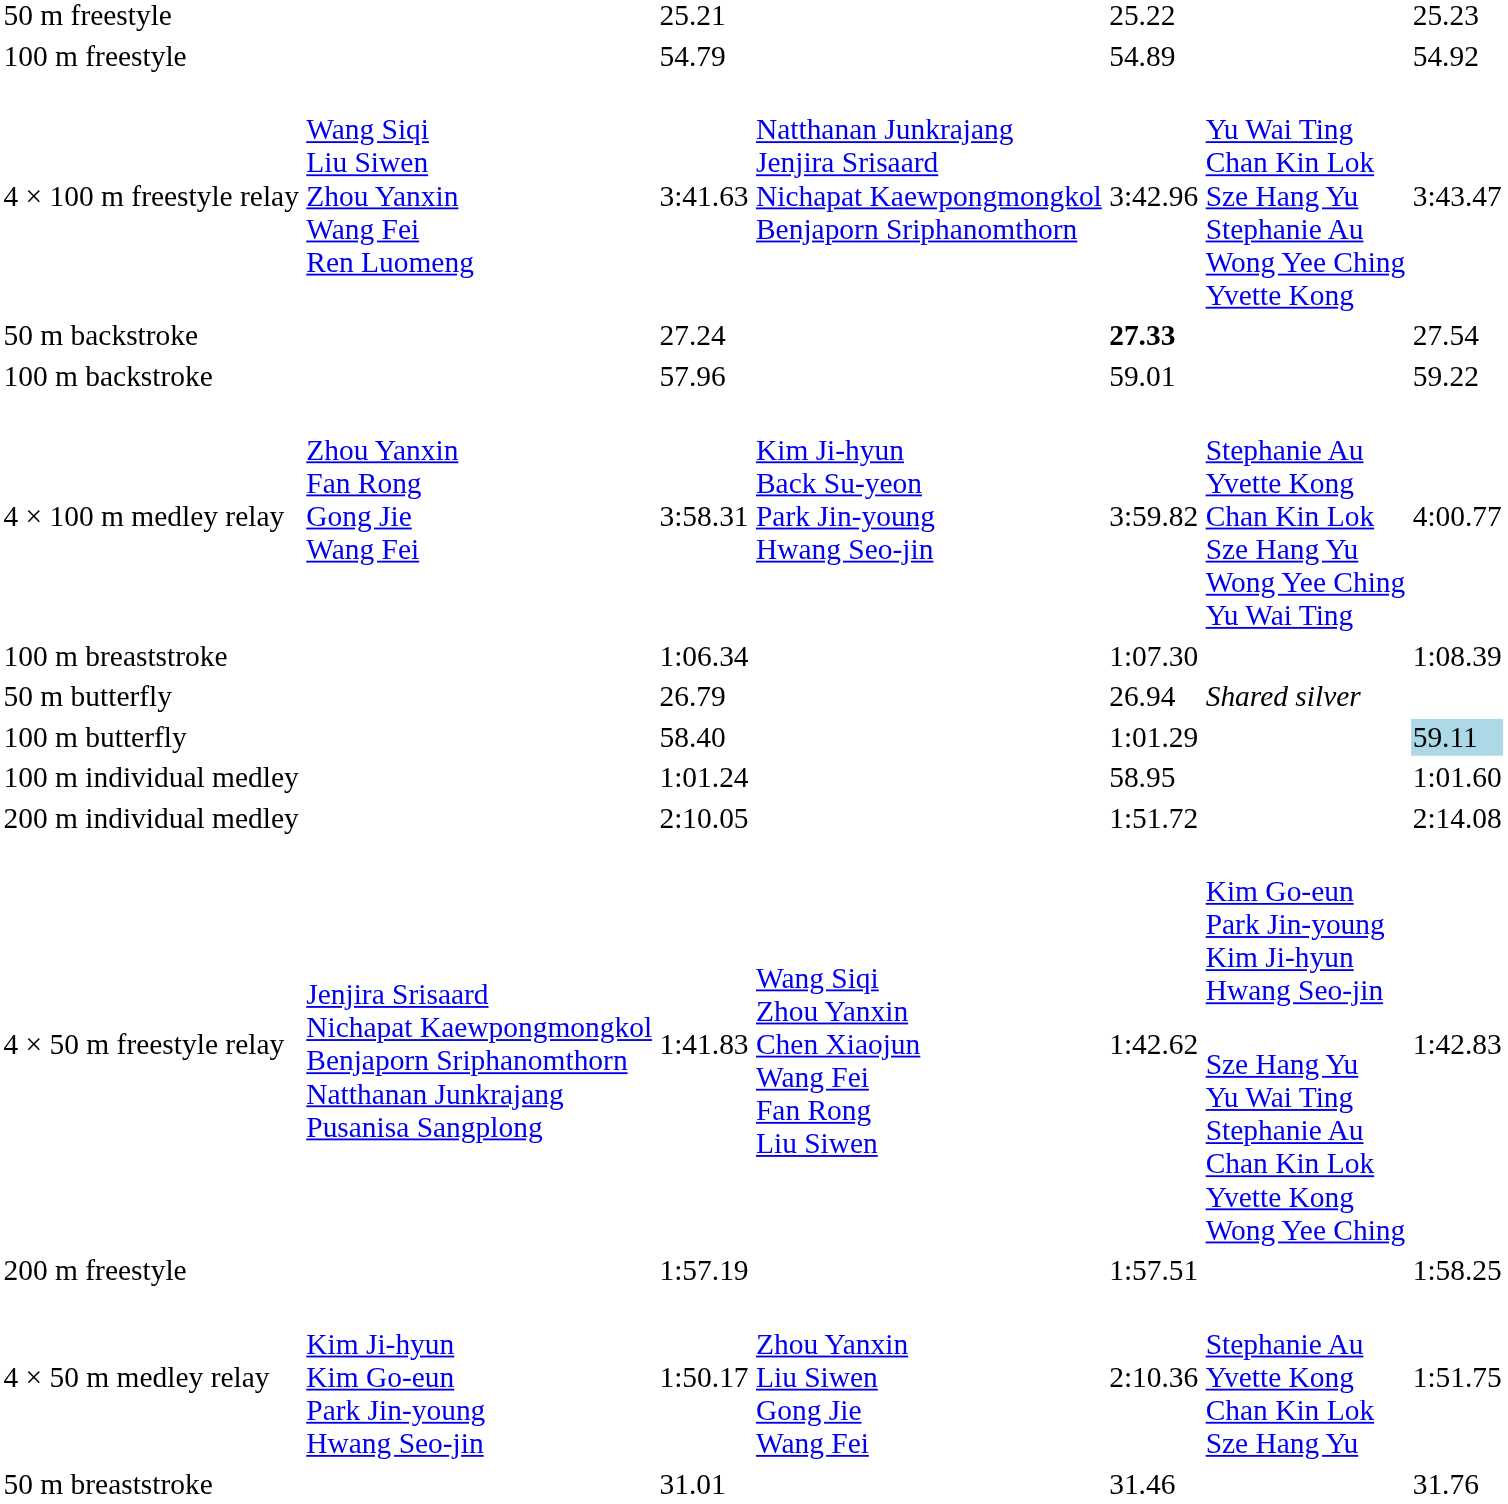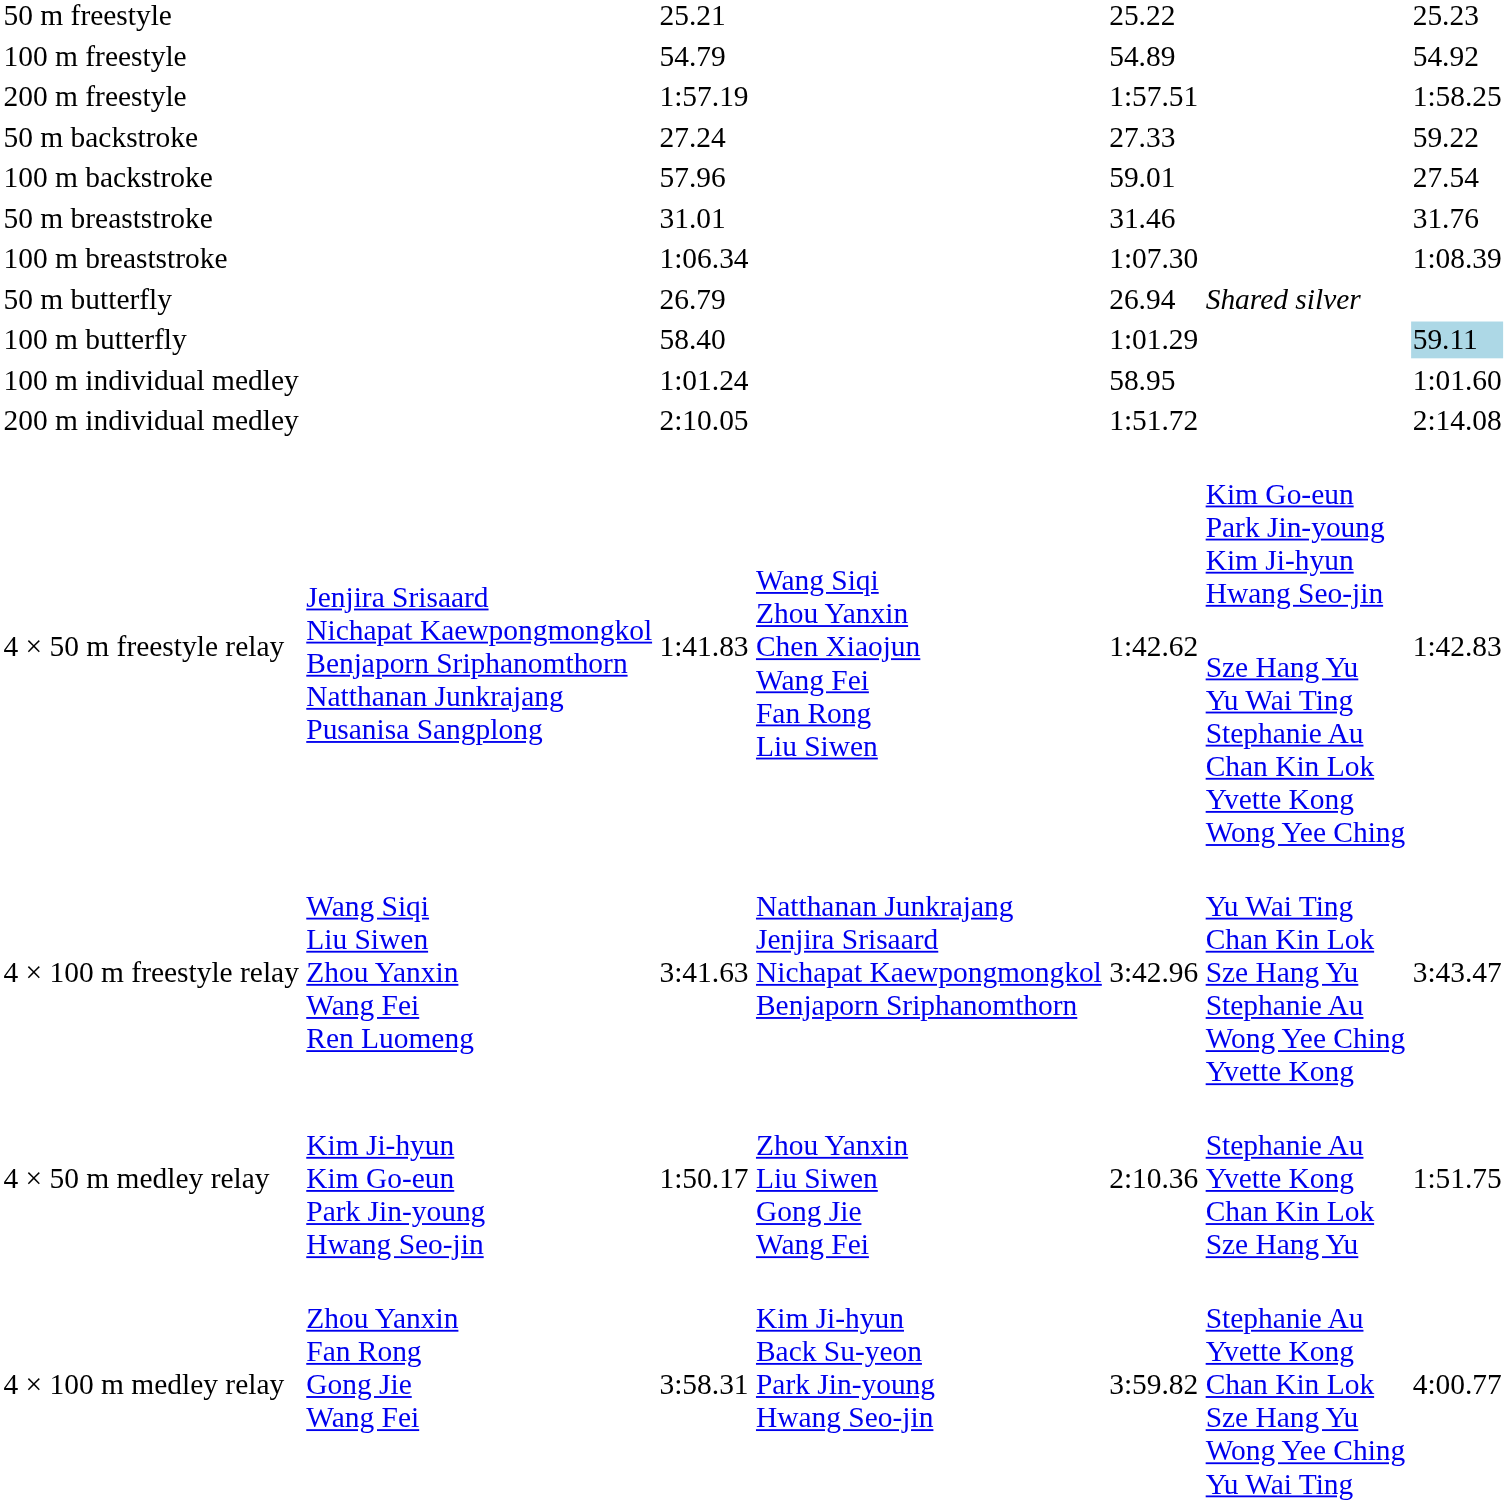rows swapped: (95, 1270) <-> (151, 195)
(1142, 335) bold -> (1142, 137) normal
(1446, 335) 27.54 -> (1446, 137) 59.22
(1446, 376) 59.22 -> (1446, 177) 27.54
rows swapped: (108, 1483) <-> (144, 516)
